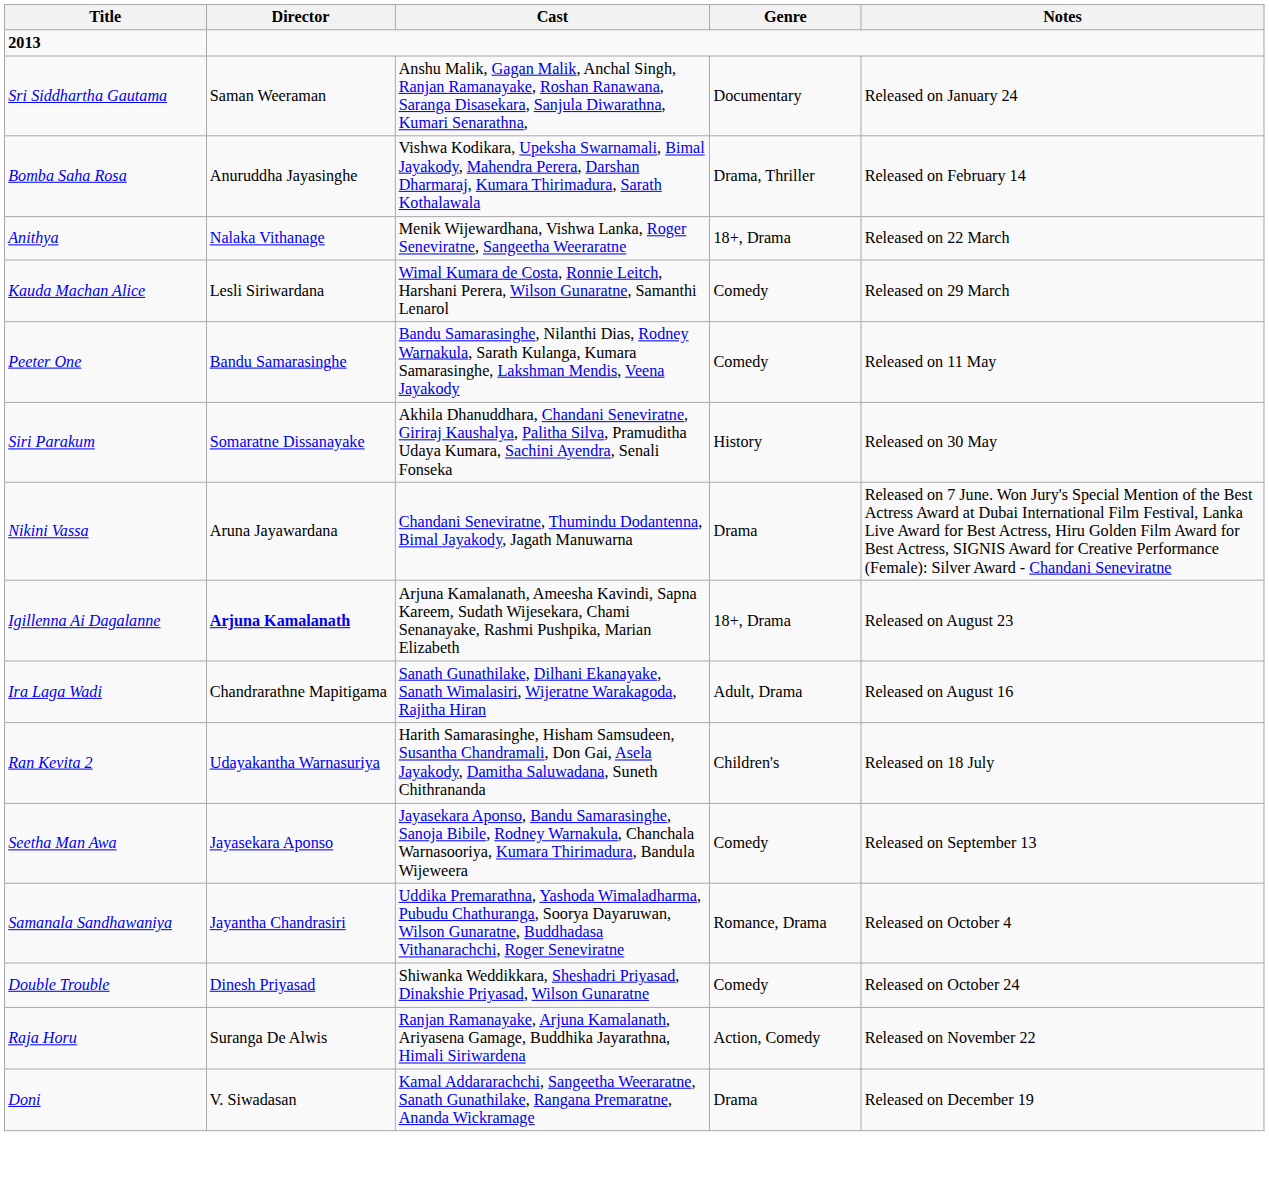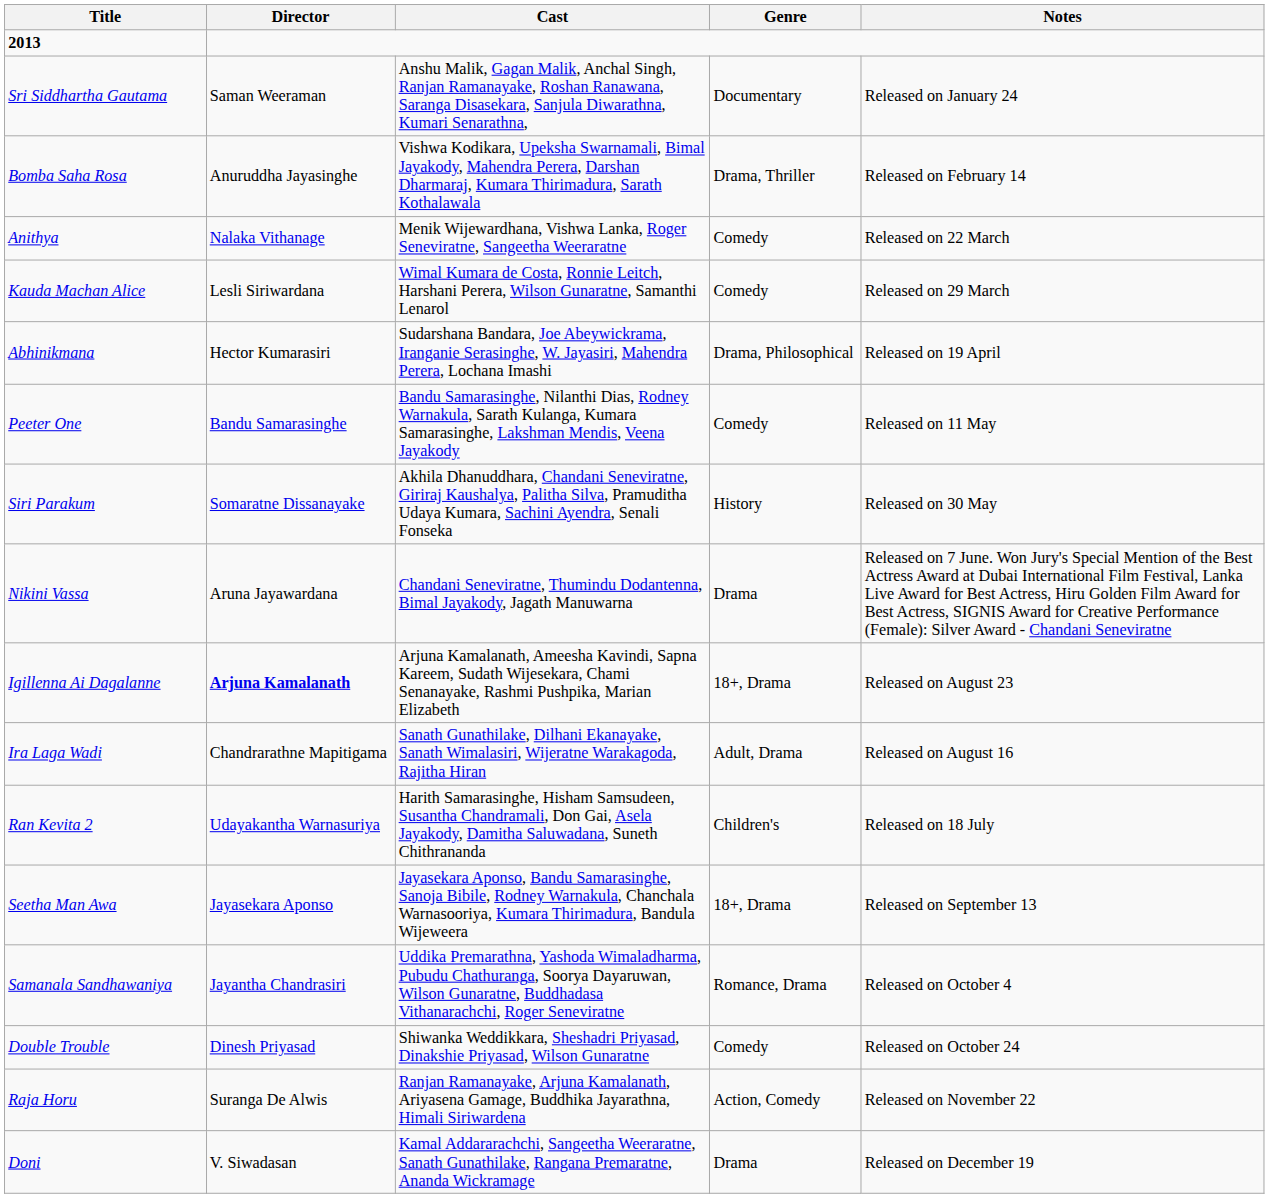(752, 237) 18+, Drama -> (741, 237) Comedy
+ row: (51, 352)
(741, 842) Comedy -> (752, 904) 18+, Drama
